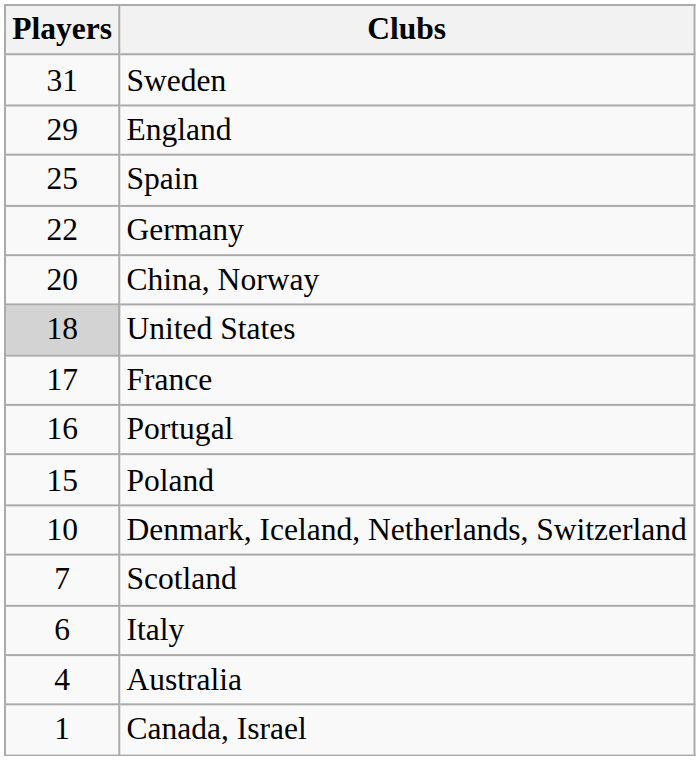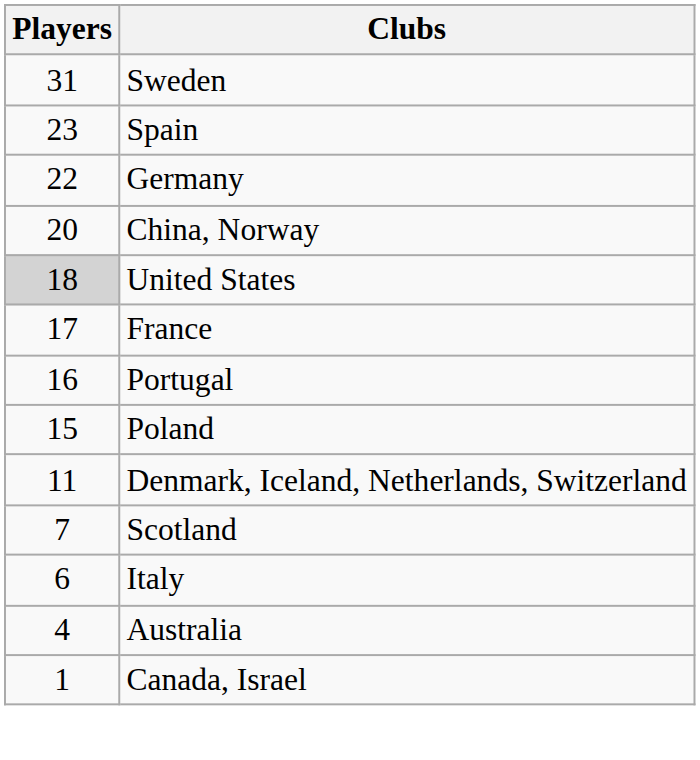- row: (179, 129)
(62, 179) 25 -> (62, 129) 23
(62, 529) 10 -> (62, 479) 11
